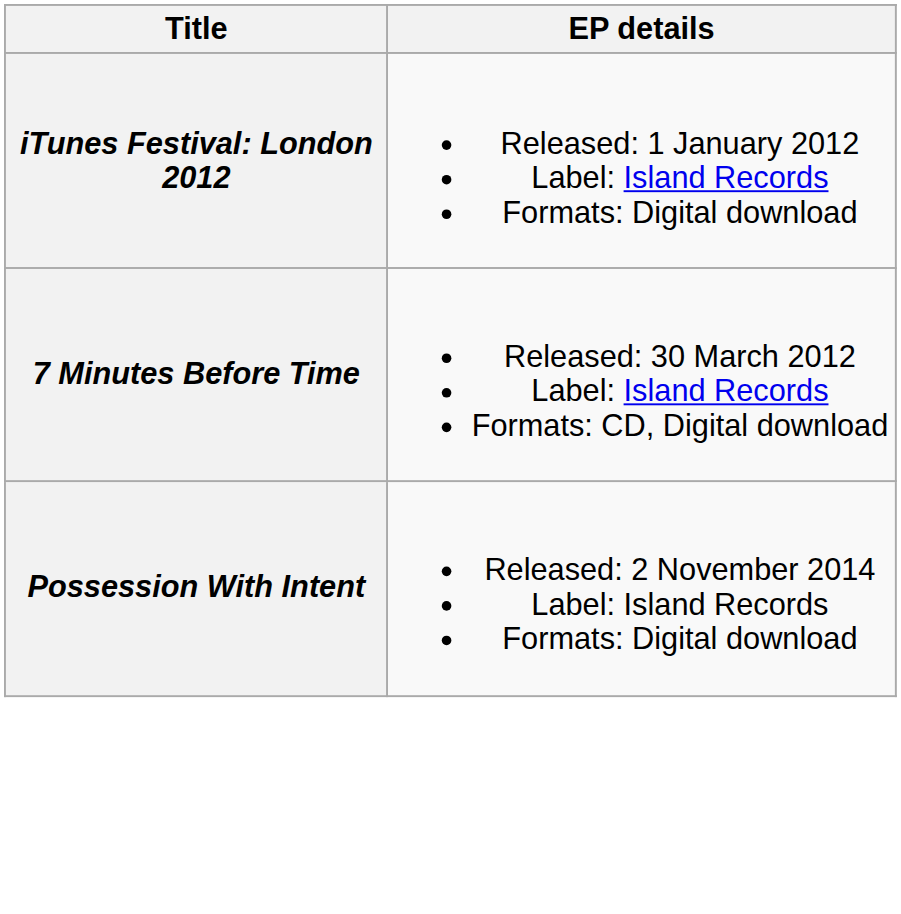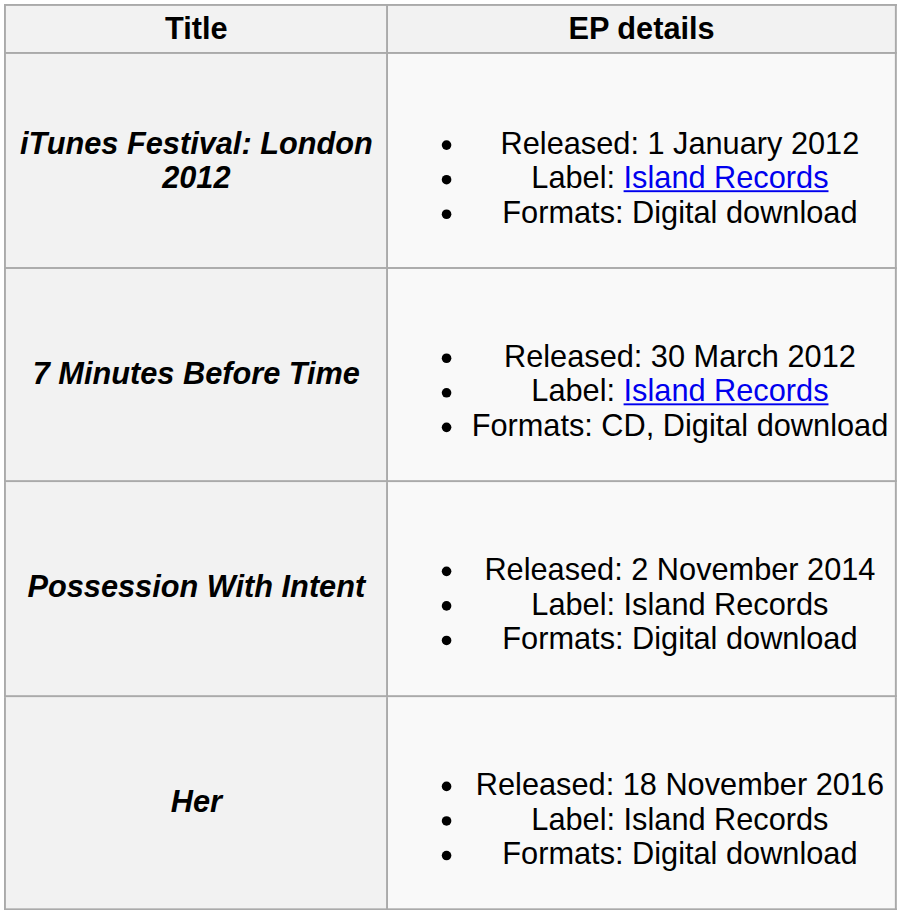+ row: (196, 801)
